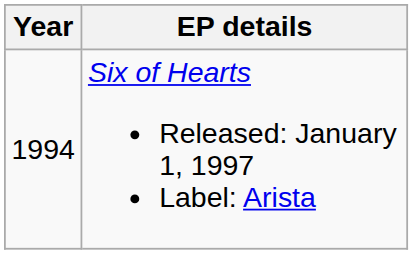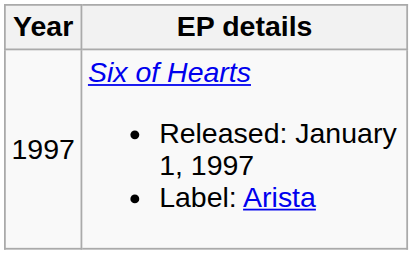(43, 148) 1994 -> (43, 148) 1997
